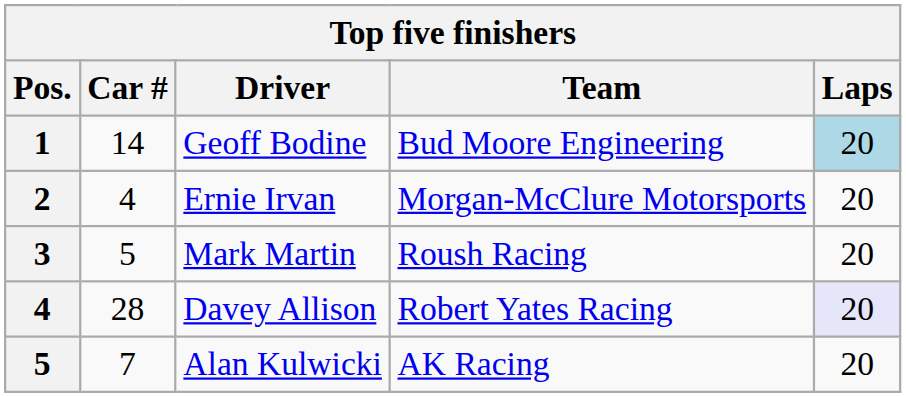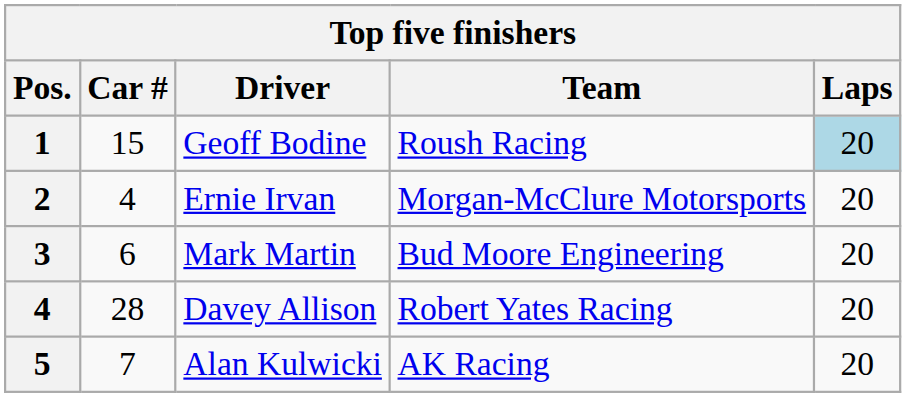(127, 143) 14 -> (127, 143) 15
(561, 143) Bud Moore Engineering -> (492, 143) Roush Racing
(127, 253) 5 -> (127, 253) 6
(492, 253) Roush Racing -> (561, 253) Bud Moore Engineering
(857, 309) lavender background -> (857, 309) no background
